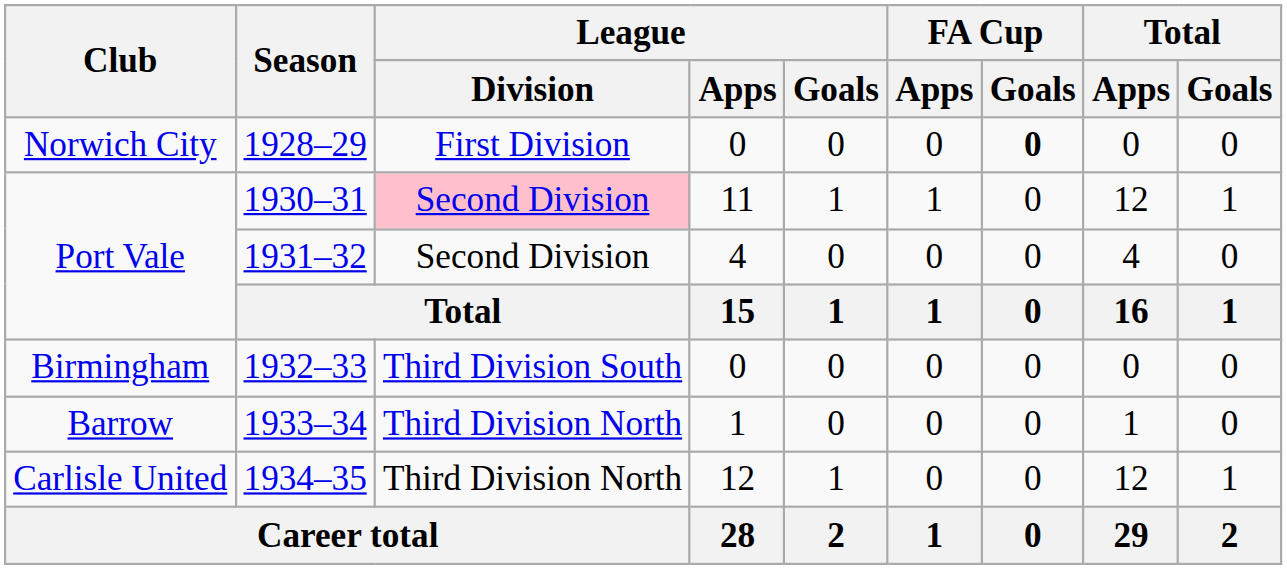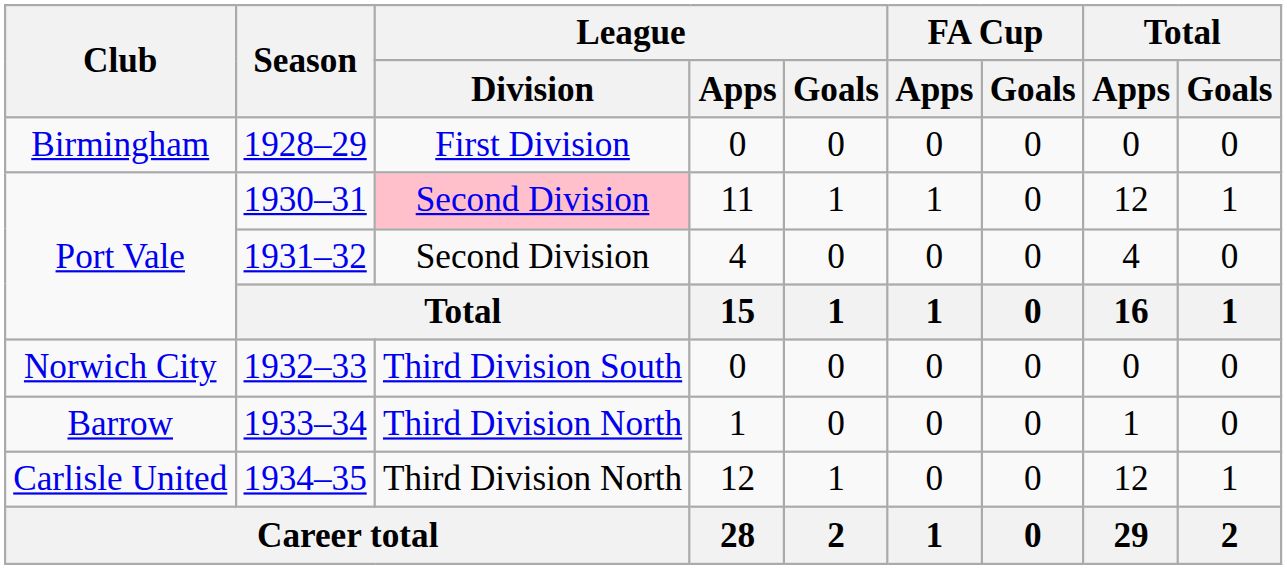(120, 144) Norwich City -> (120, 144) Birmingham
(1033, 144) bold -> (1033, 144) normal
(120, 367) Birmingham -> (120, 367) Norwich City
